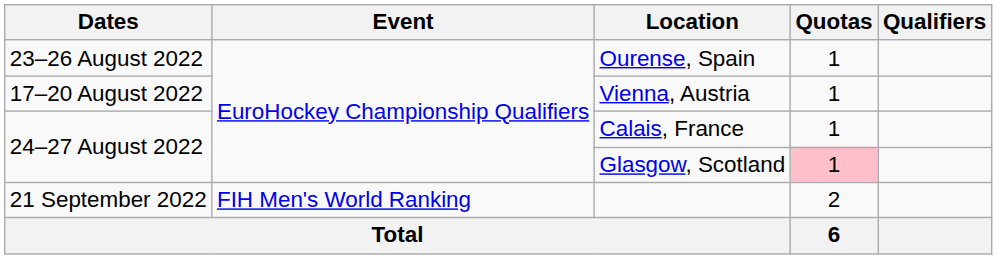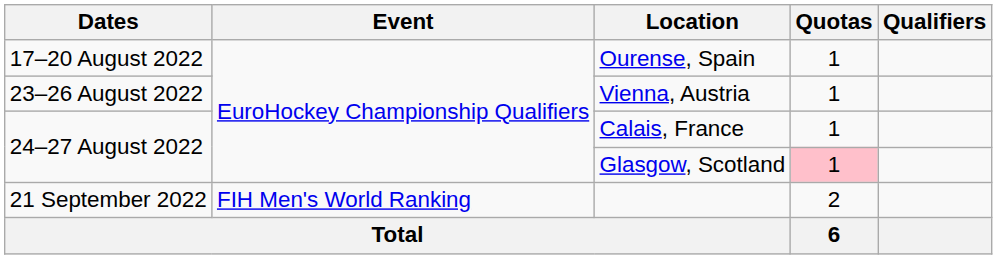(106, 57) 23–26 August 2022 -> (106, 57) 17–20 August 2022
(106, 93) 17–20 August 2022 -> (106, 93) 23–26 August 2022
